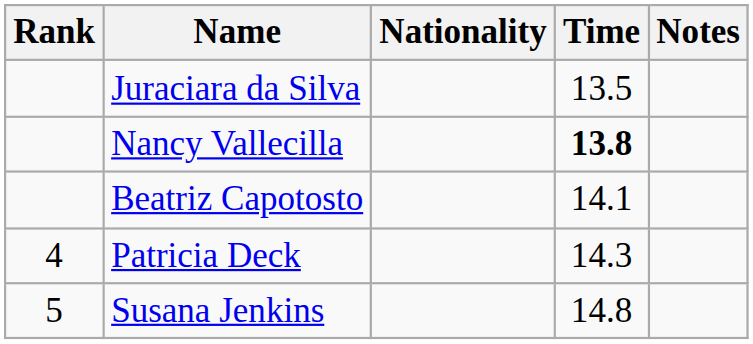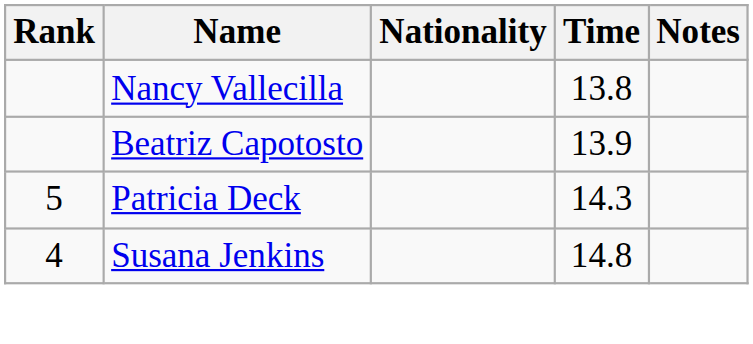- row: (236, 87)
(602, 143) bold -> (602, 87) normal
(602, 198) 14.1 -> (602, 143) 13.9
(54, 254) 4 -> (54, 198) 5
(54, 310) 5 -> (54, 254) 4
